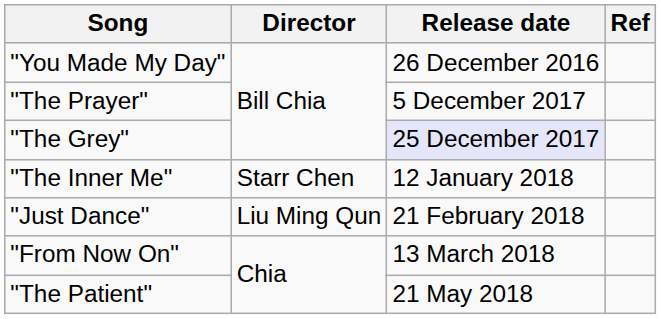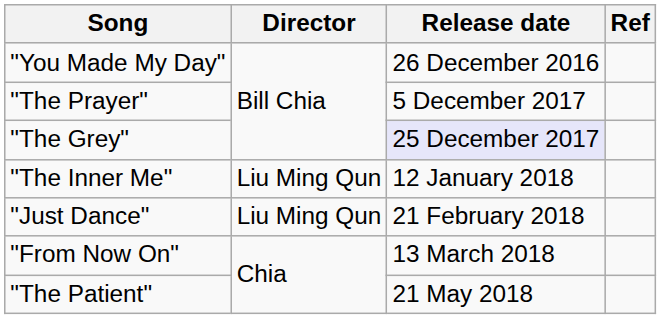(295, 178) Starr Chen -> (309, 178) Liu Ming Qun
